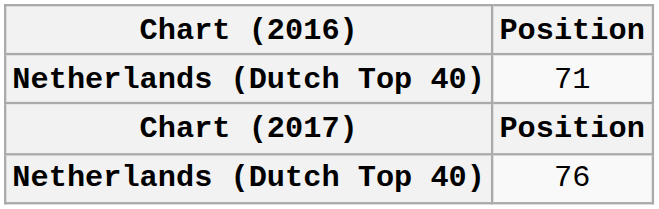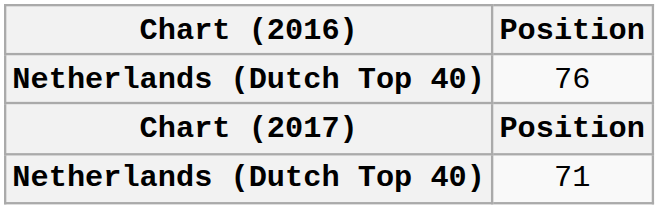rows swapped: (572, 79) <-> (572, 178)
